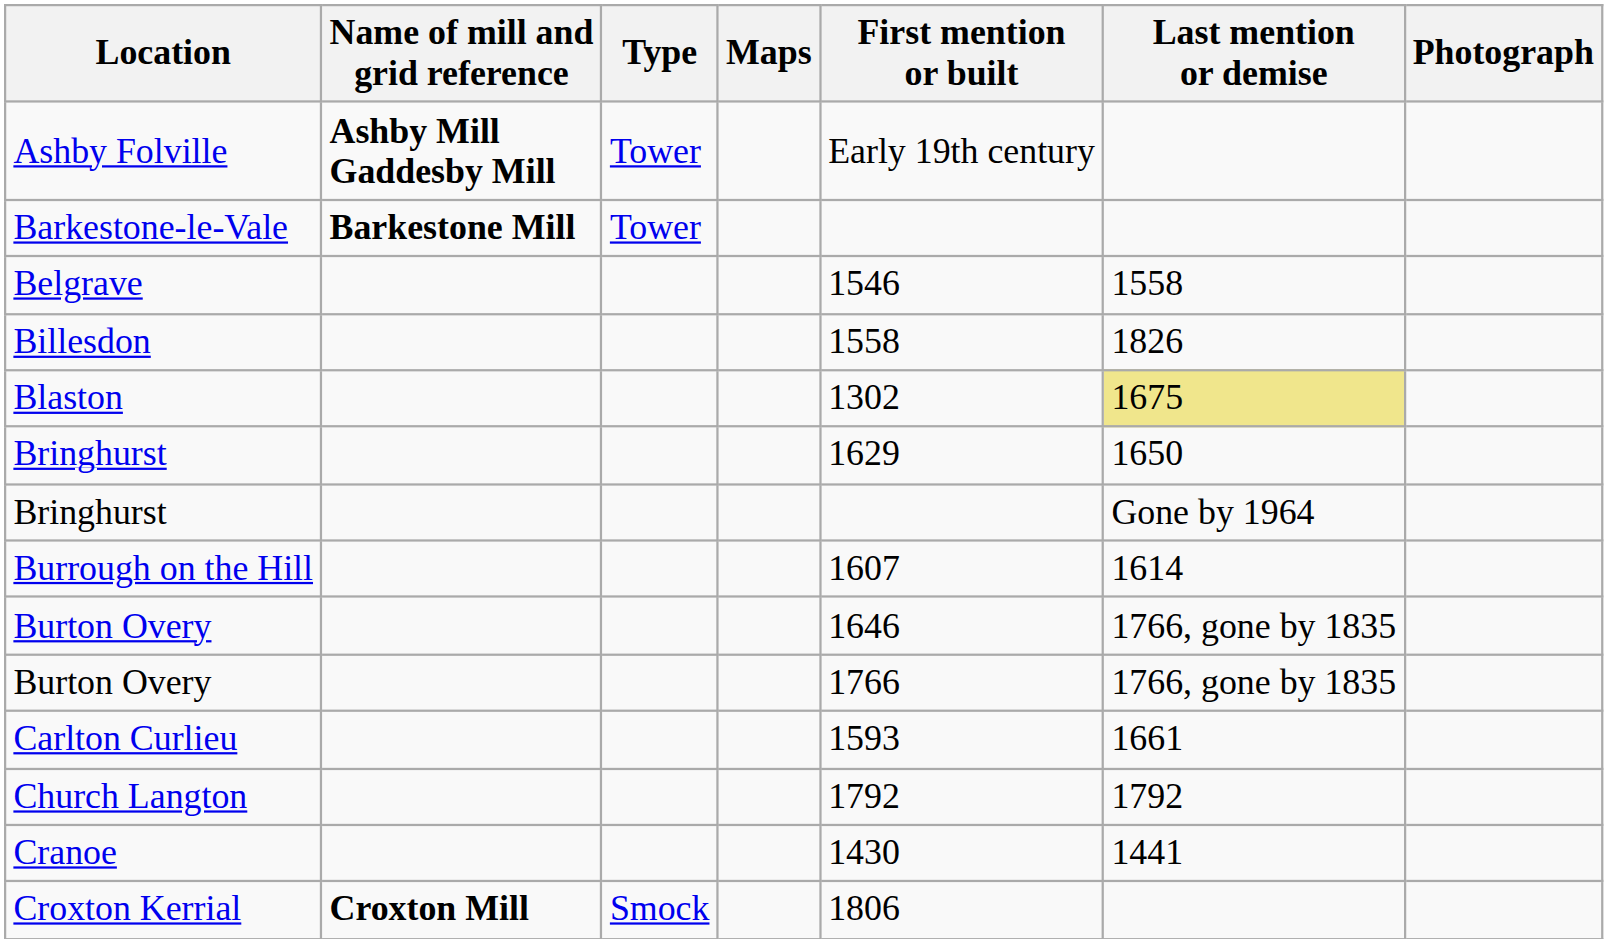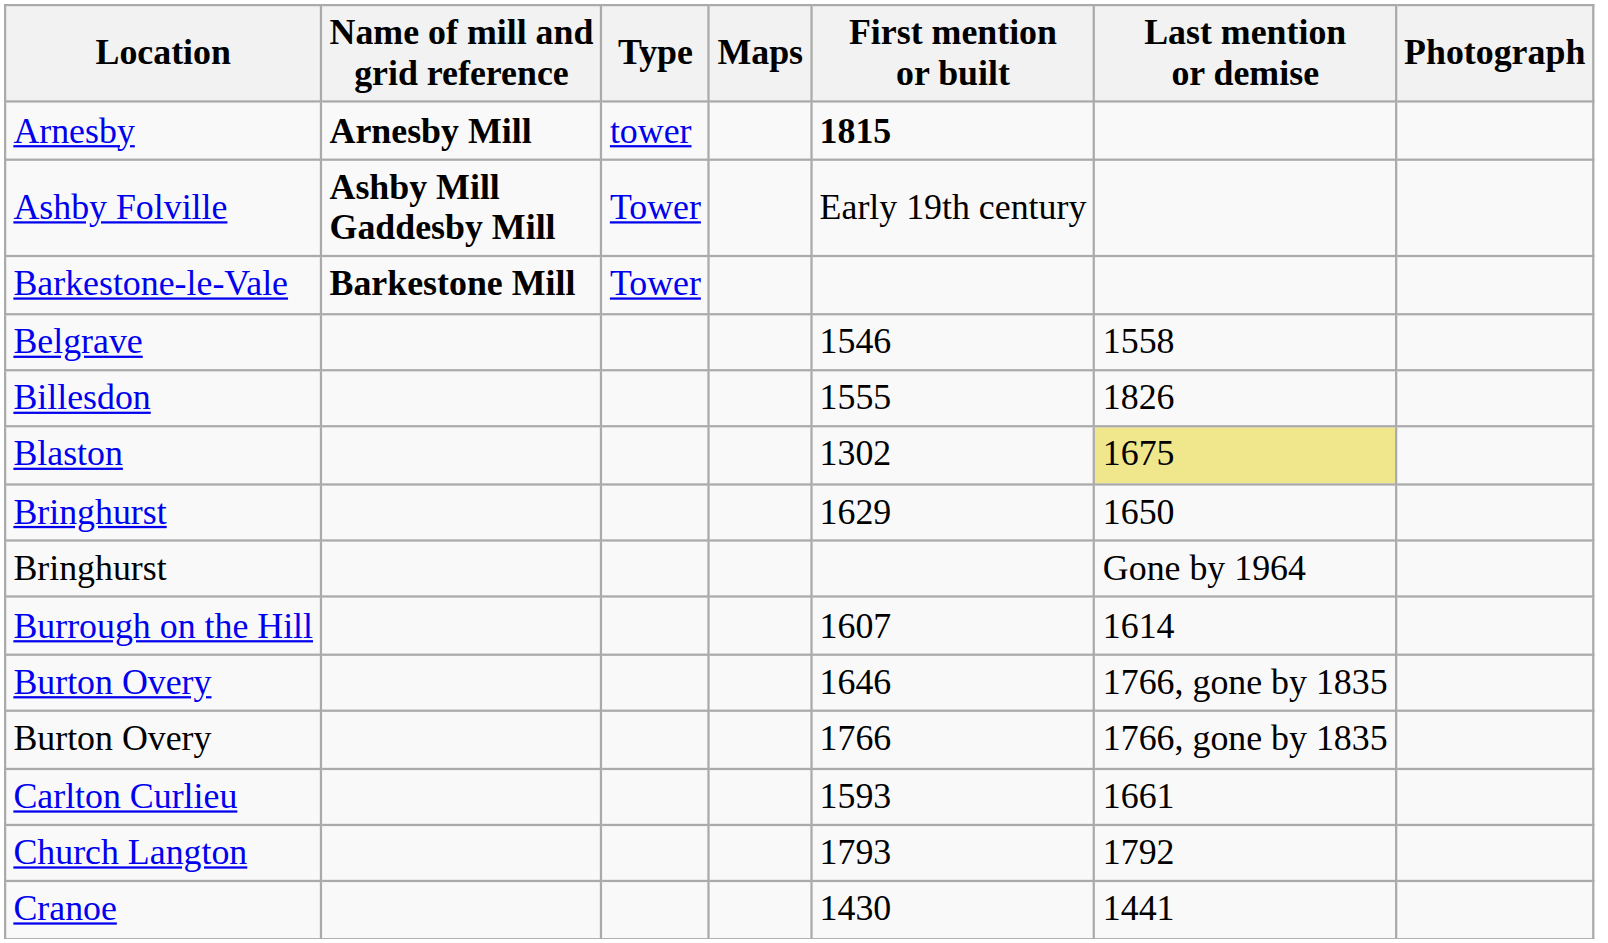+ row: (74, 130)
(864, 340) 1558 -> (855, 397) 1555
(864, 795) 1792 -> (855, 852) 1793
- row: (127, 909)
